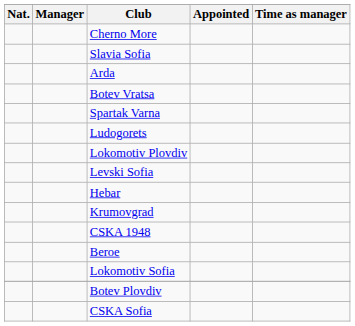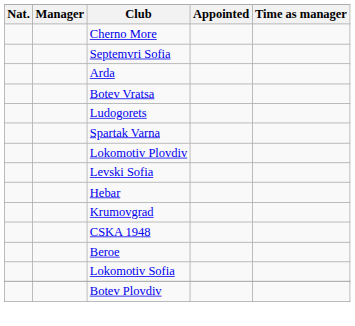- row: (120, 53)
+ row: (130, 53)
rows swapped: (118, 133) <-> (125, 113)
- row: (121, 311)
